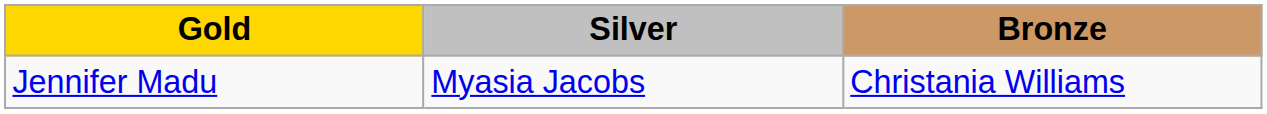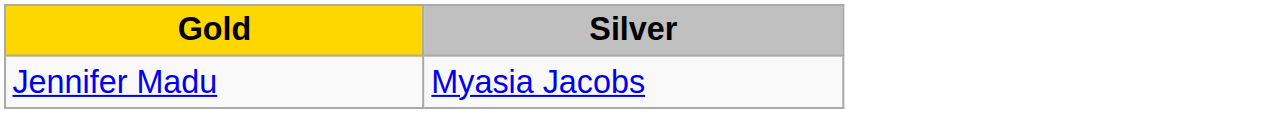- column: (1052, 30)
